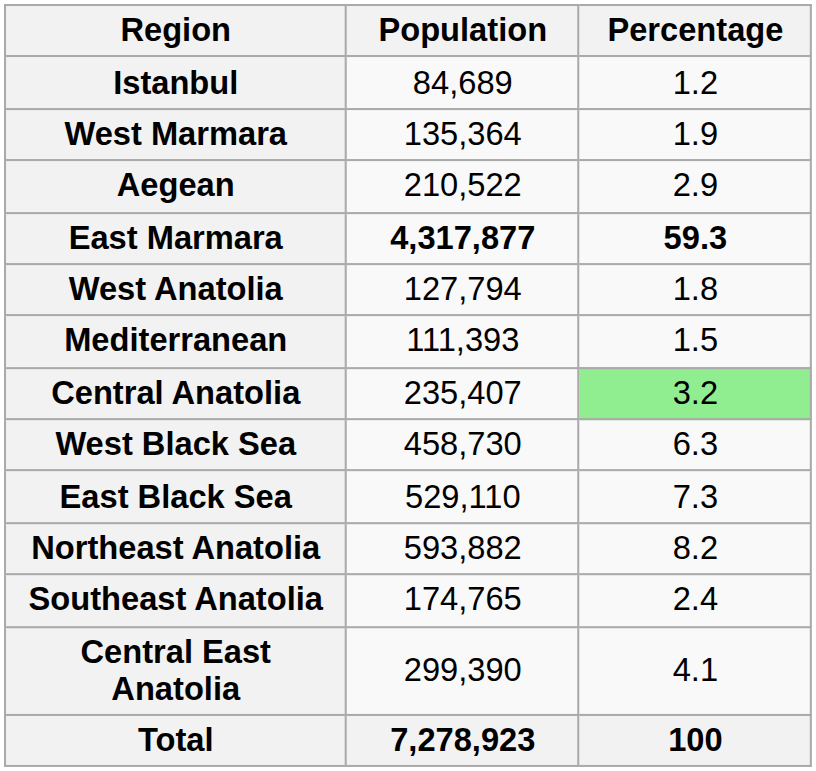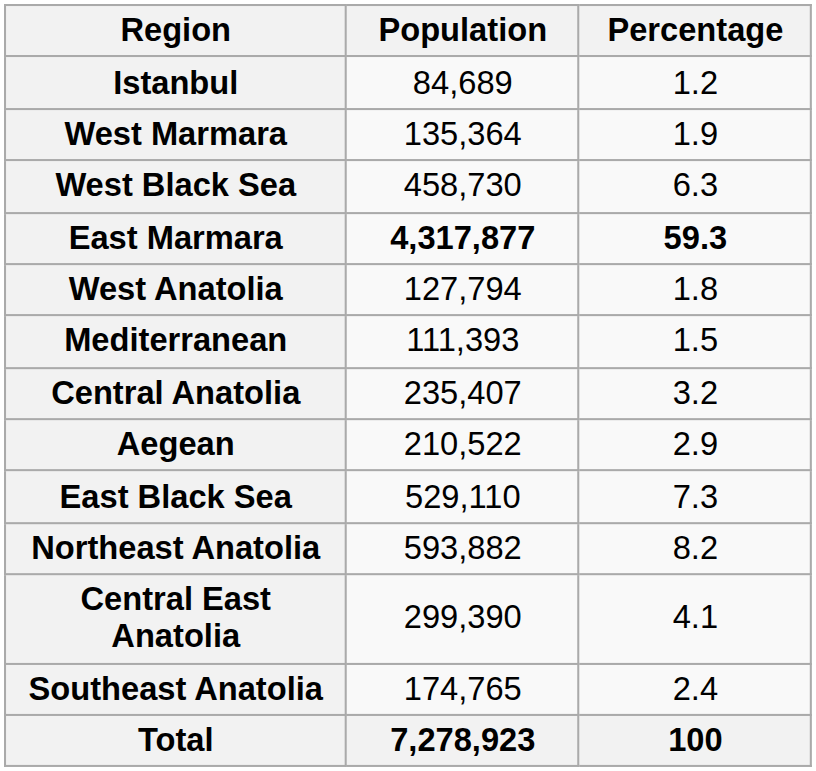rows swapped: (176, 185) <-> (176, 444)
(695, 392) lightgreen background -> (695, 392) no background
rows swapped: (176, 669) <-> (176, 599)
